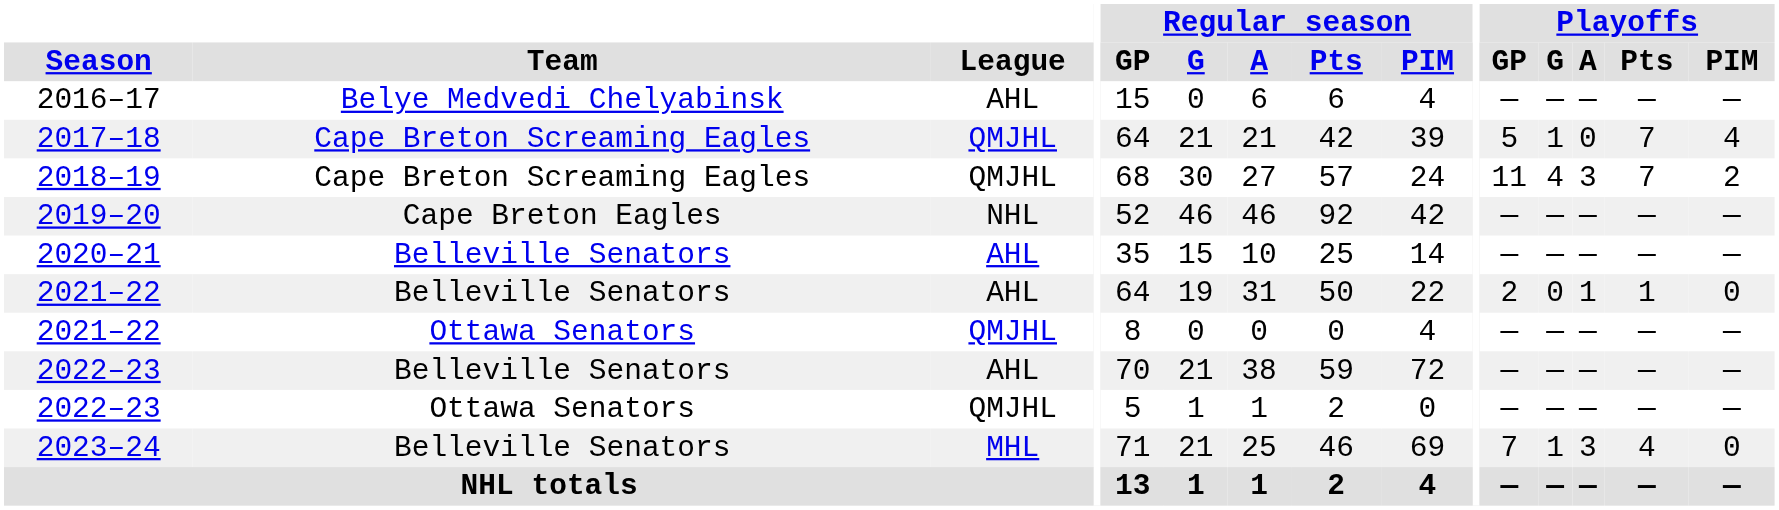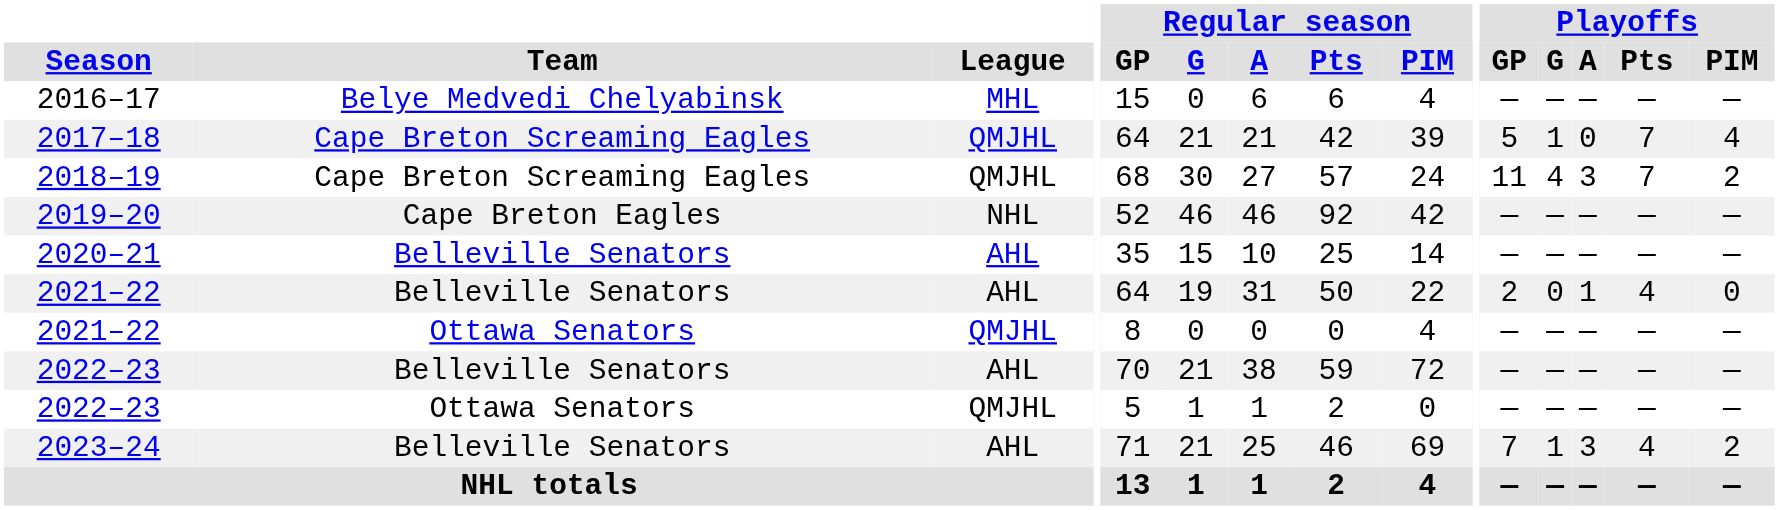(1013, 100) AHL -> (1013, 100) MHL
(1647, 293) 1 -> (1647, 293) 4
(1013, 448) MHL -> (1013, 448) AHL
(1732, 448) 0 -> (1732, 448) 2
